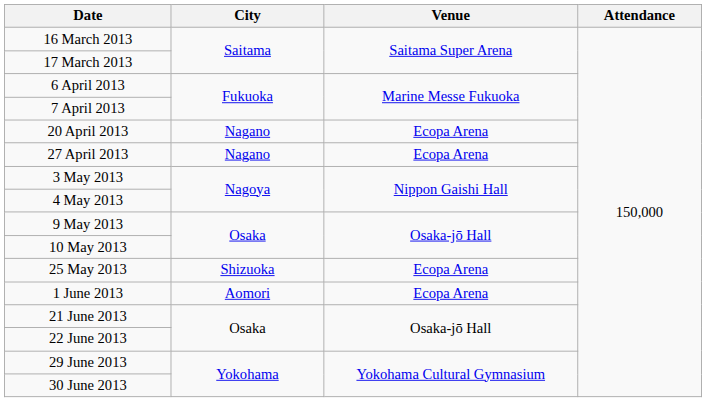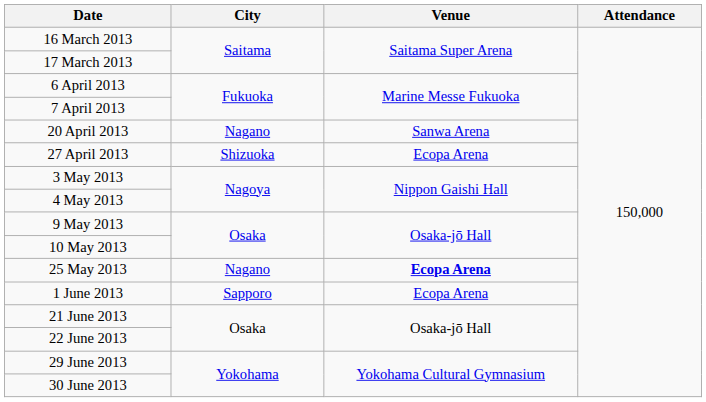(451, 131) Ecopa Arena -> (451, 131) Sanwa Arena
(247, 154) Nagano -> (247, 154) Shizuoka
(247, 270) Shizuoka -> (247, 270) Nagano
(451, 270) normal -> (451, 270) bold
(247, 293) Aomori -> (247, 293) Sapporo
